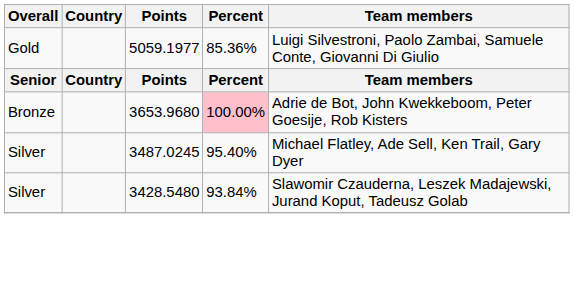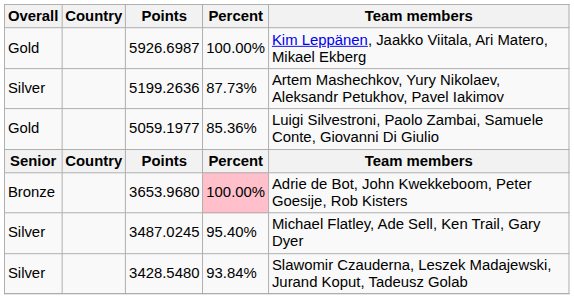+ row: (164, 48)
+ row: (164, 88)
